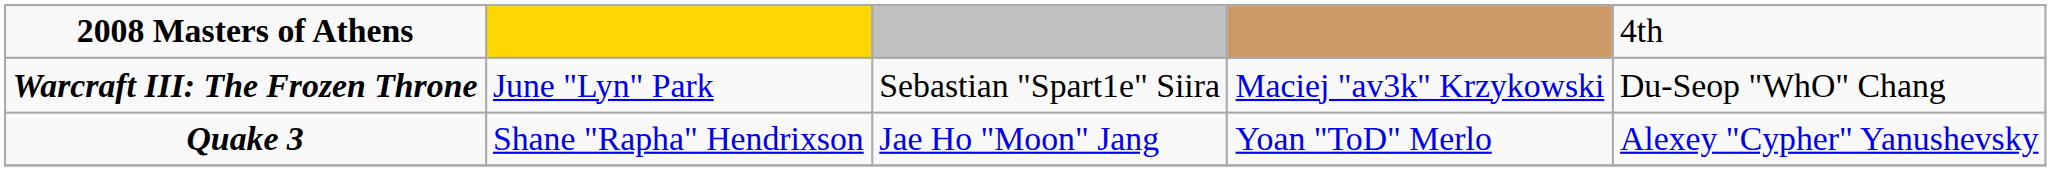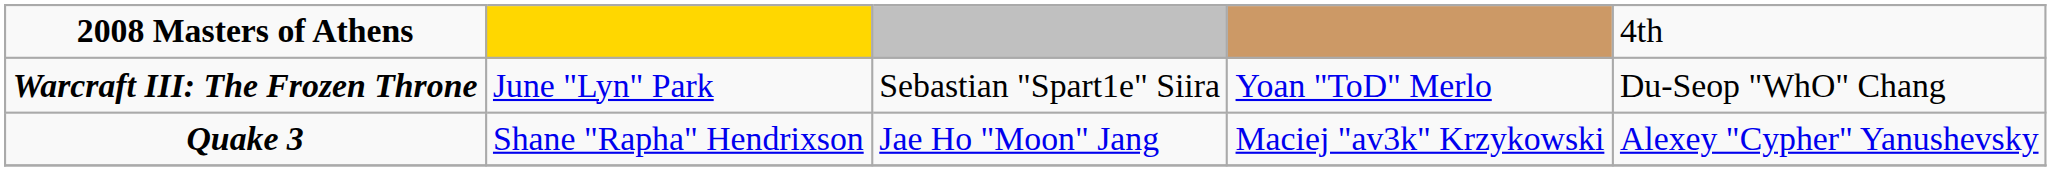(1420, 84) Maciej "av3k" Krzykowski -> (1364, 84) Yoan "ToD" Merlo
(1364, 138) Yoan "ToD" Merlo -> (1420, 138) Maciej "av3k" Krzykowski
